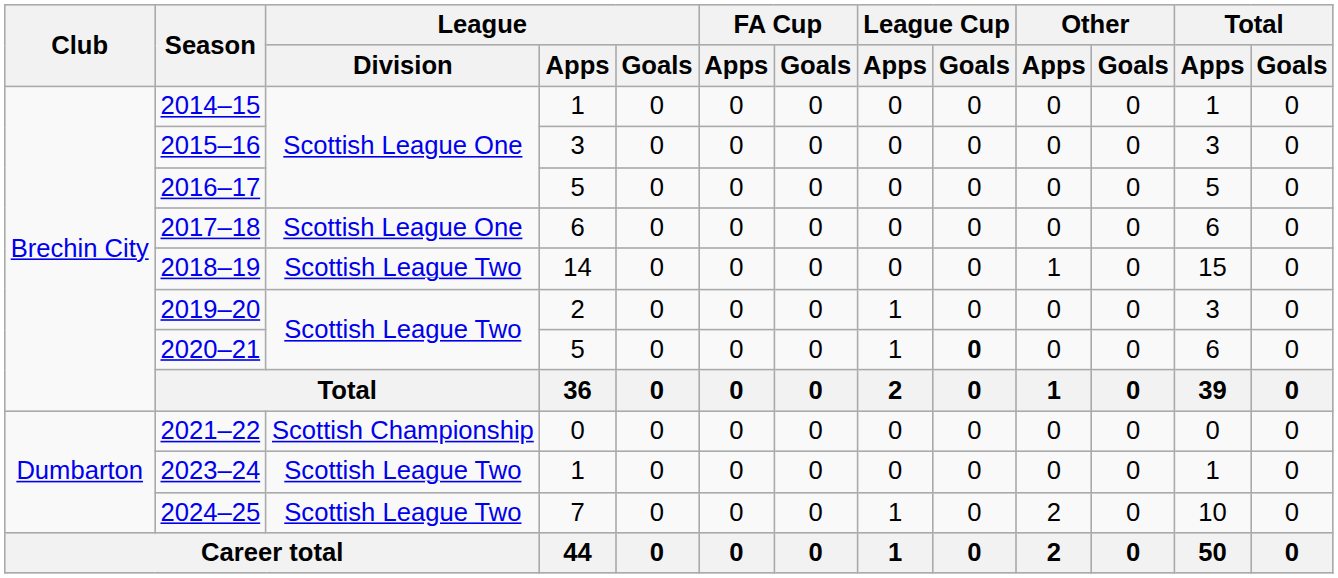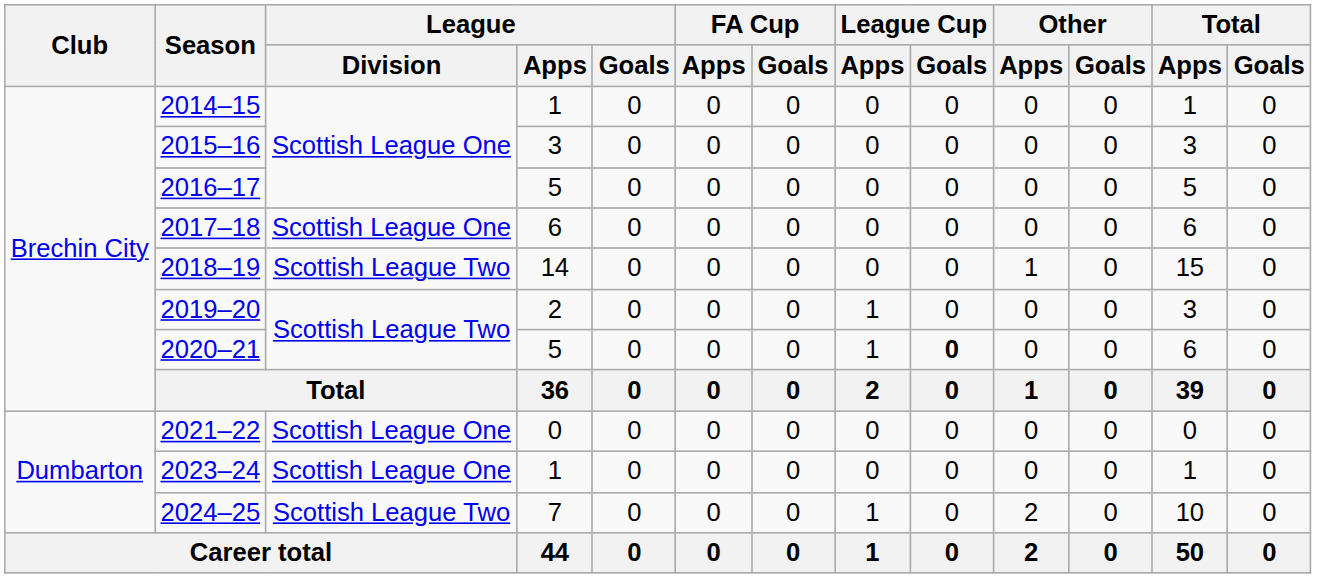(403, 430) Scottish Championship -> (392, 430) Scottish League One
(403, 471) Scottish League Two -> (392, 471) Scottish League One
